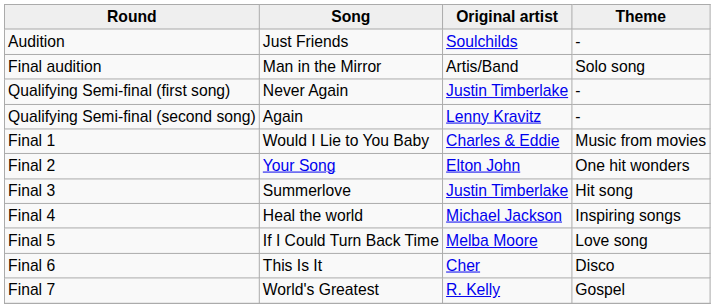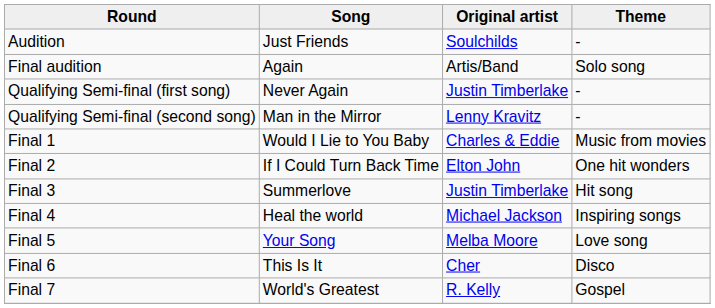(322, 66) Man in the Mirror -> (283, 66) Again
(283, 116) Again -> (322, 116) Man in the Mirror
(299, 166) Your Song -> (351, 166) If I Could Turn Back Time
(351, 240) If I Could Turn Back Time -> (299, 240) Your Song
